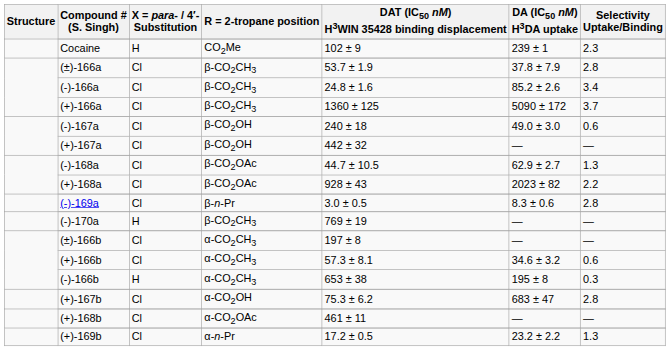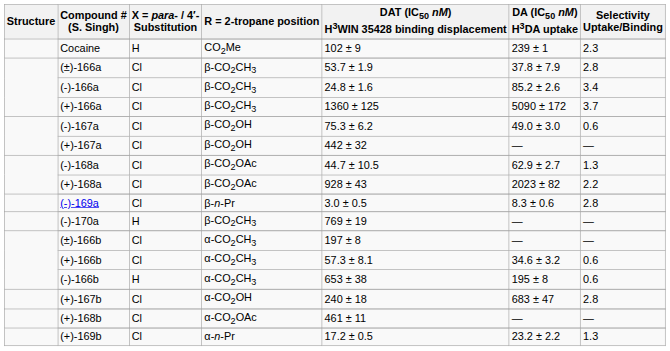(346, 126) 240 ± 18 -> (349, 126) 75.3 ± 6.2
(591, 279) 0.3 -> (591, 279) 0.6
(349, 299) 75.3 ± 6.2 -> (346, 299) 240 ± 18
